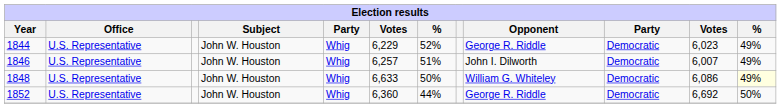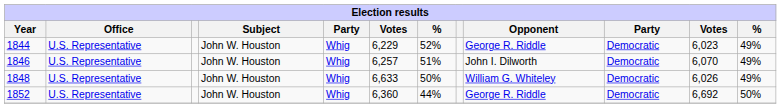(705, 62) 6,007 -> (705, 62) 6,070
(705, 78) 6,086 -> (705, 78) 6,026
(751, 78) lightyellow background -> (751, 78) no background
